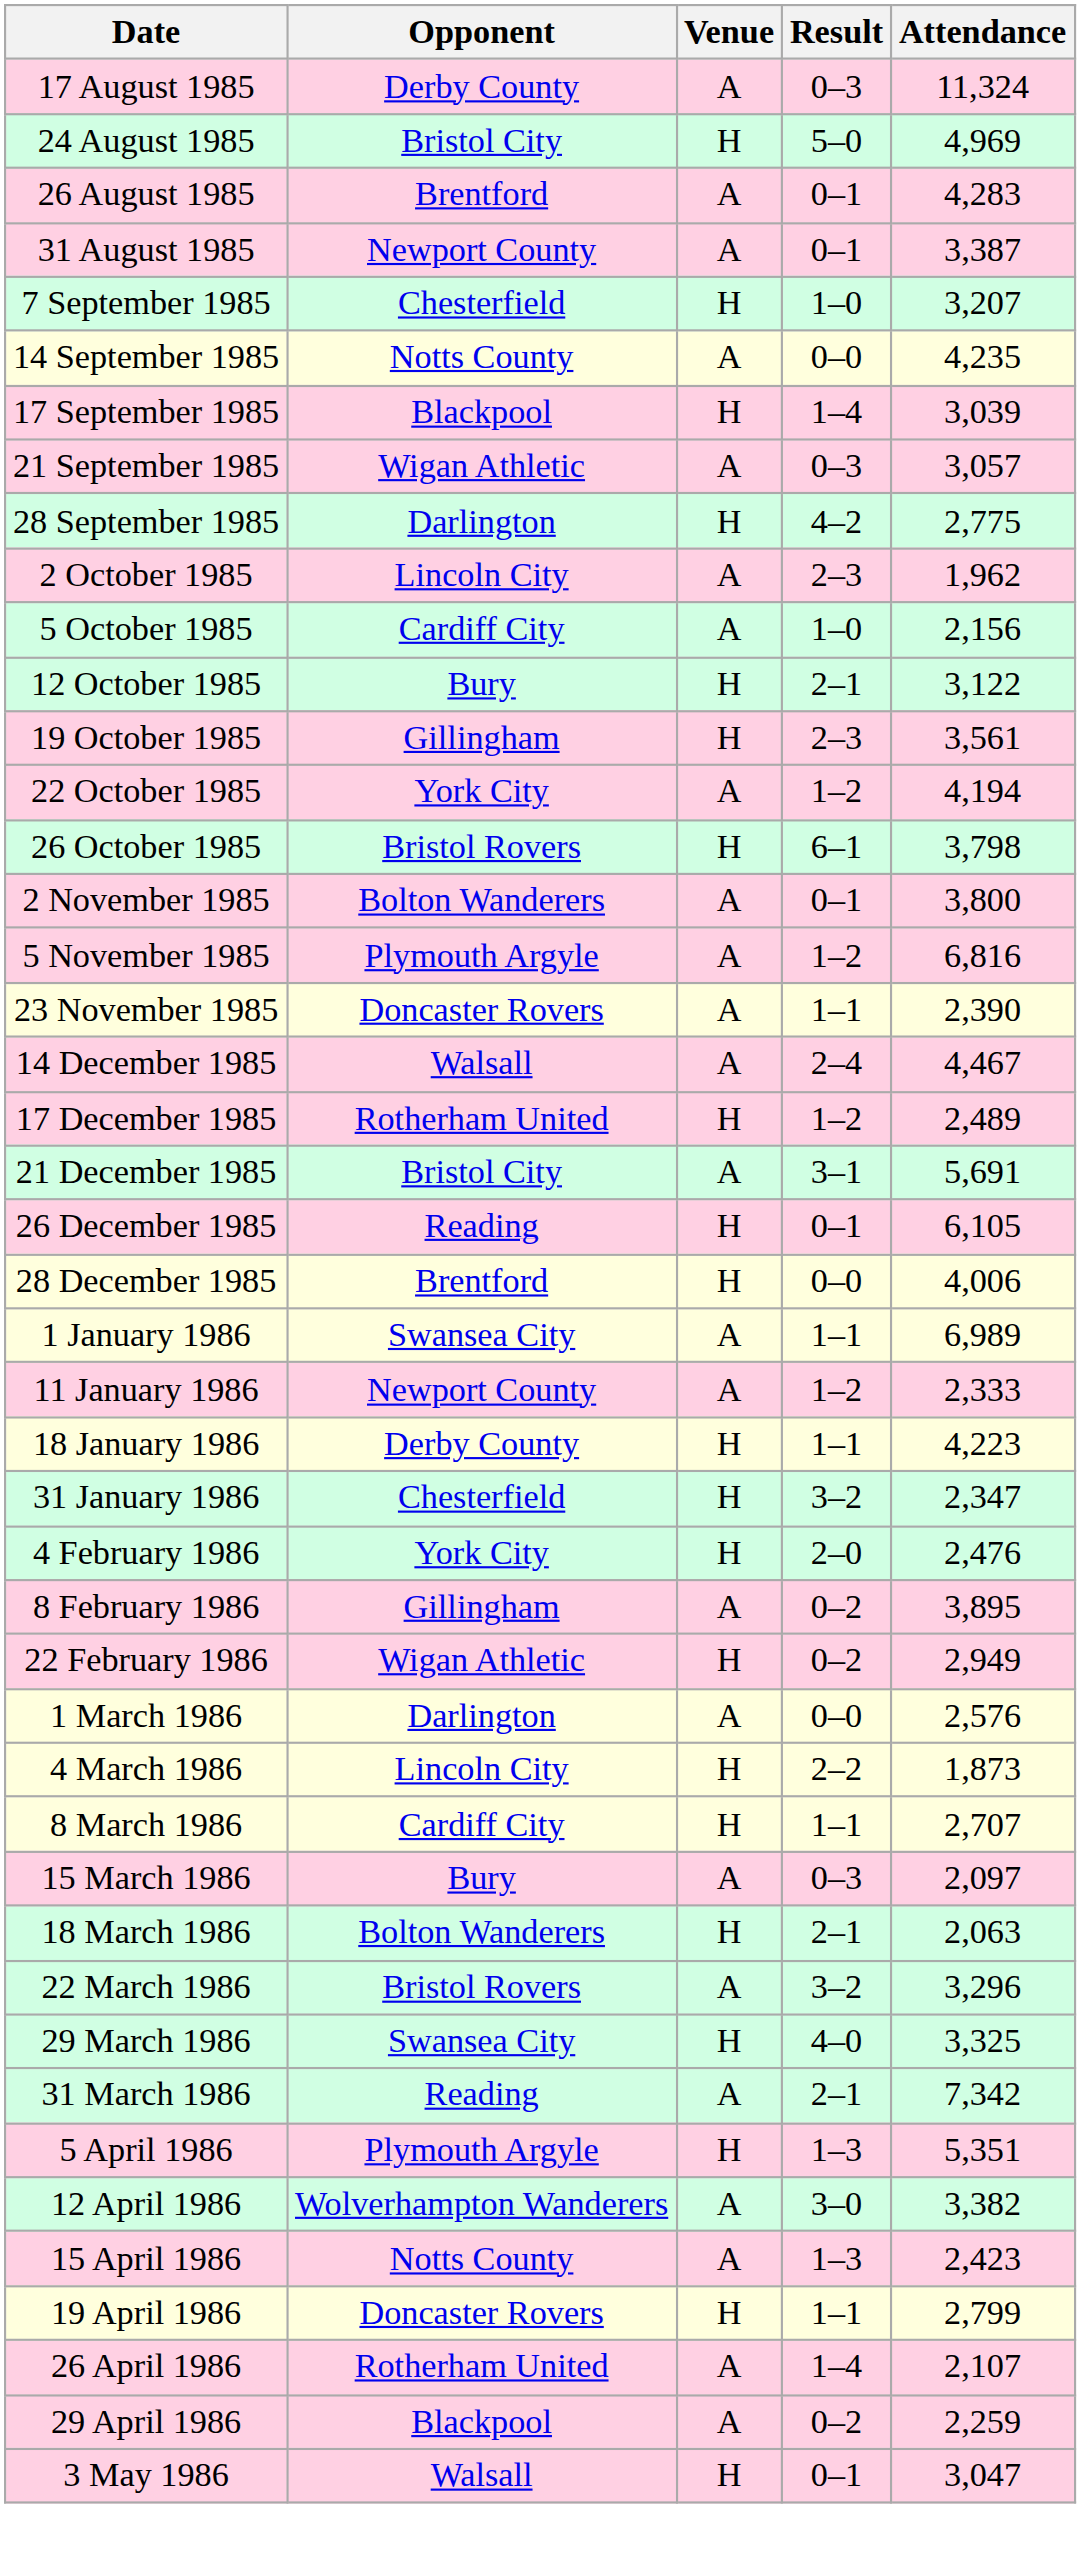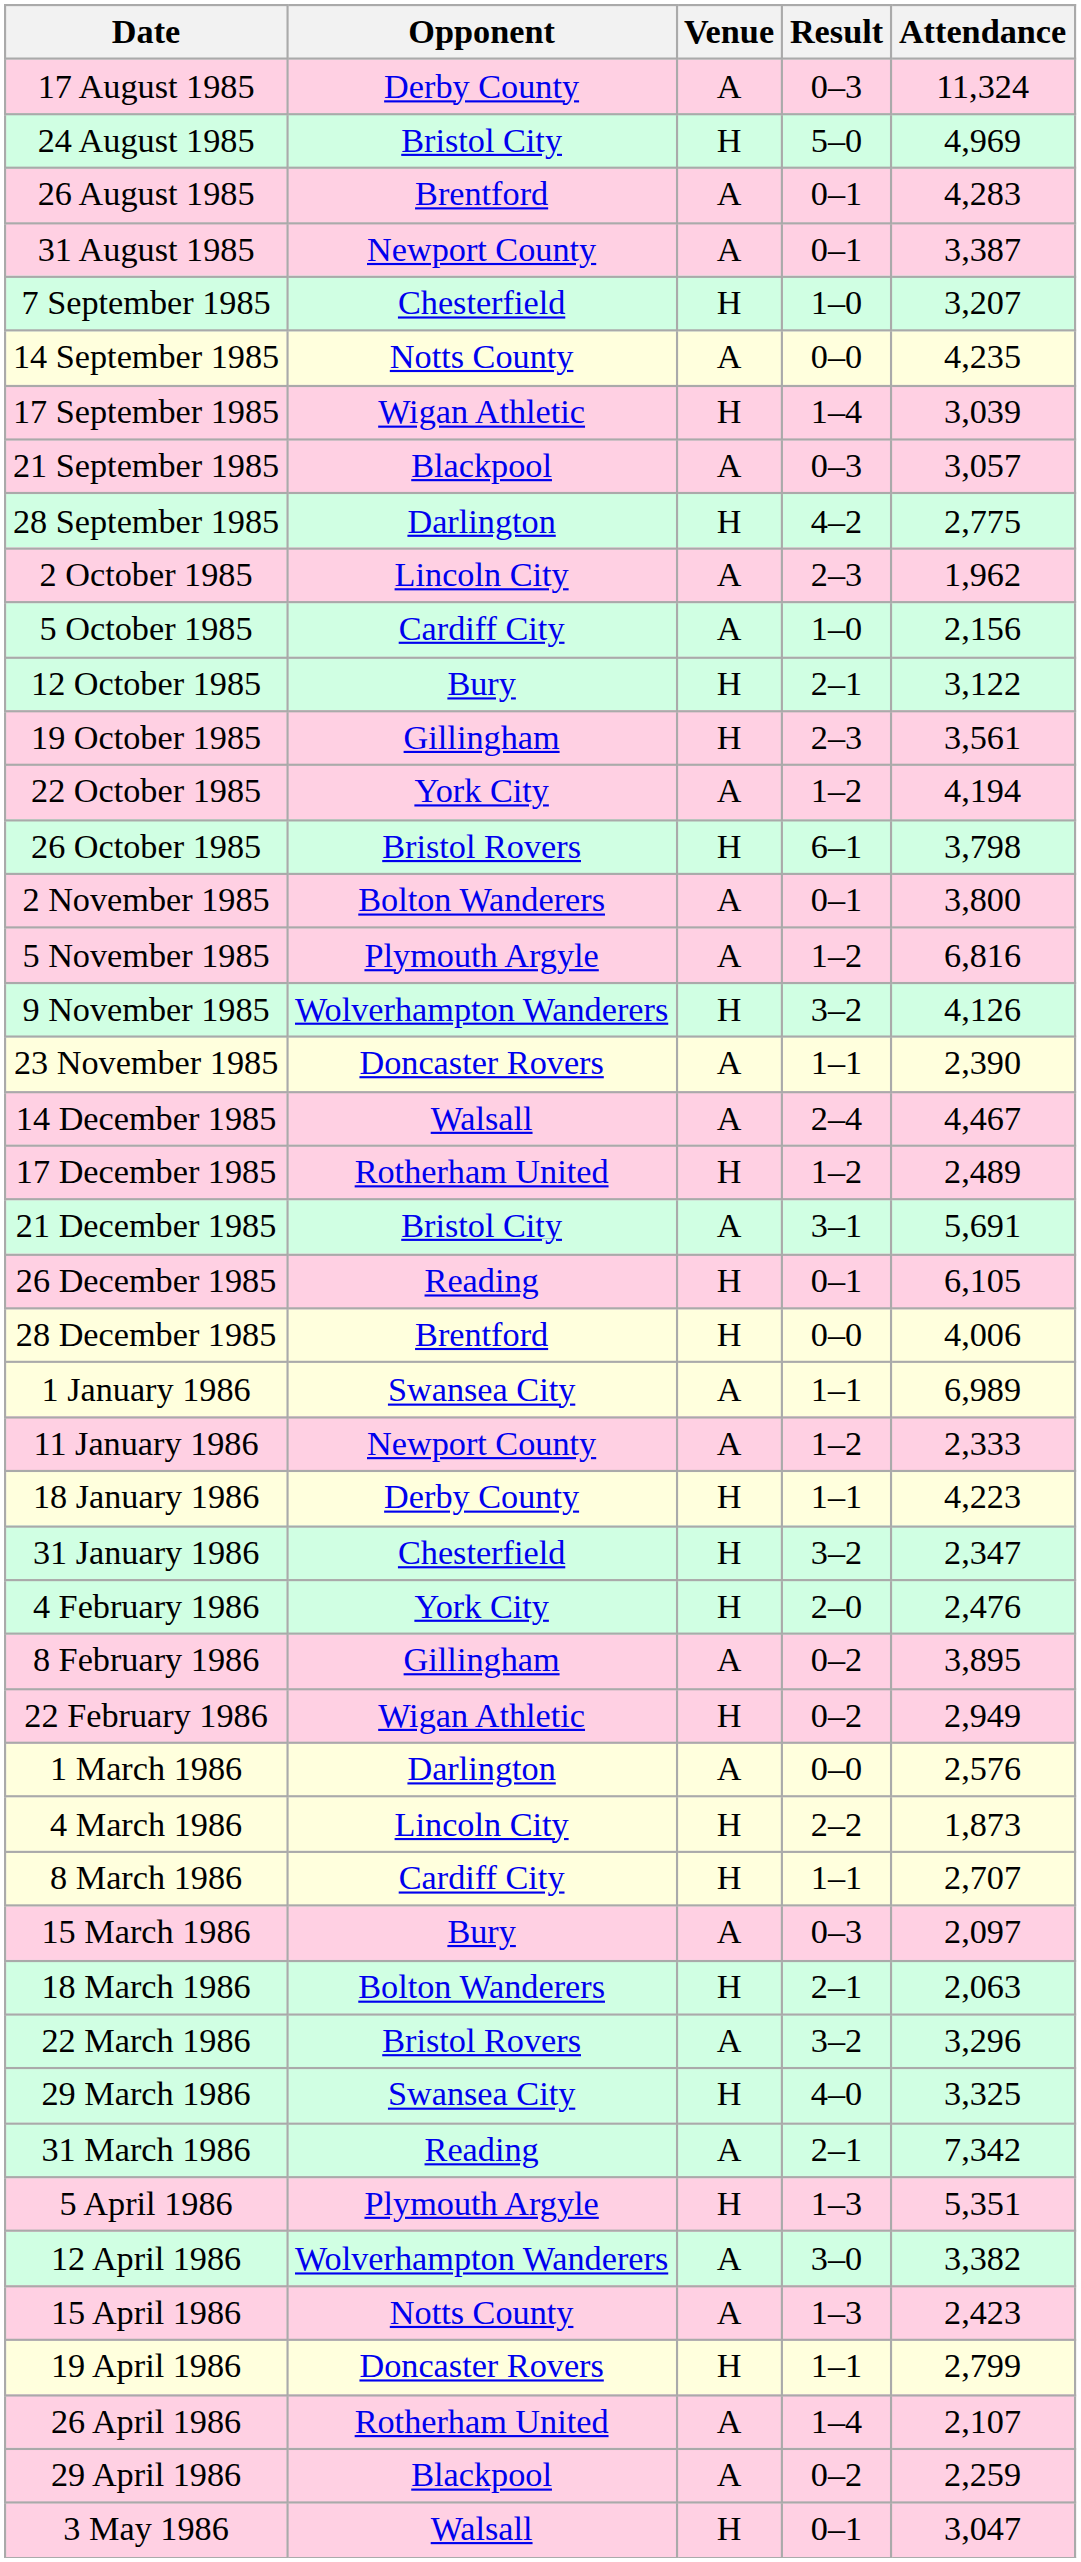(482, 411) Blackpool -> (482, 411) Wigan Athletic
(482, 466) Wigan Athletic -> (482, 466) Blackpool
+ row: (146, 1009)
